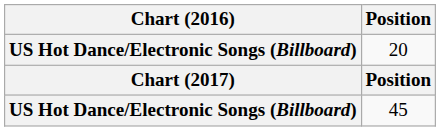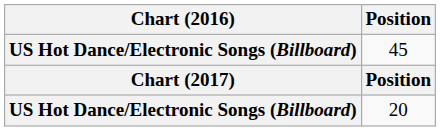rows swapped: (398, 49) <-> (398, 110)
